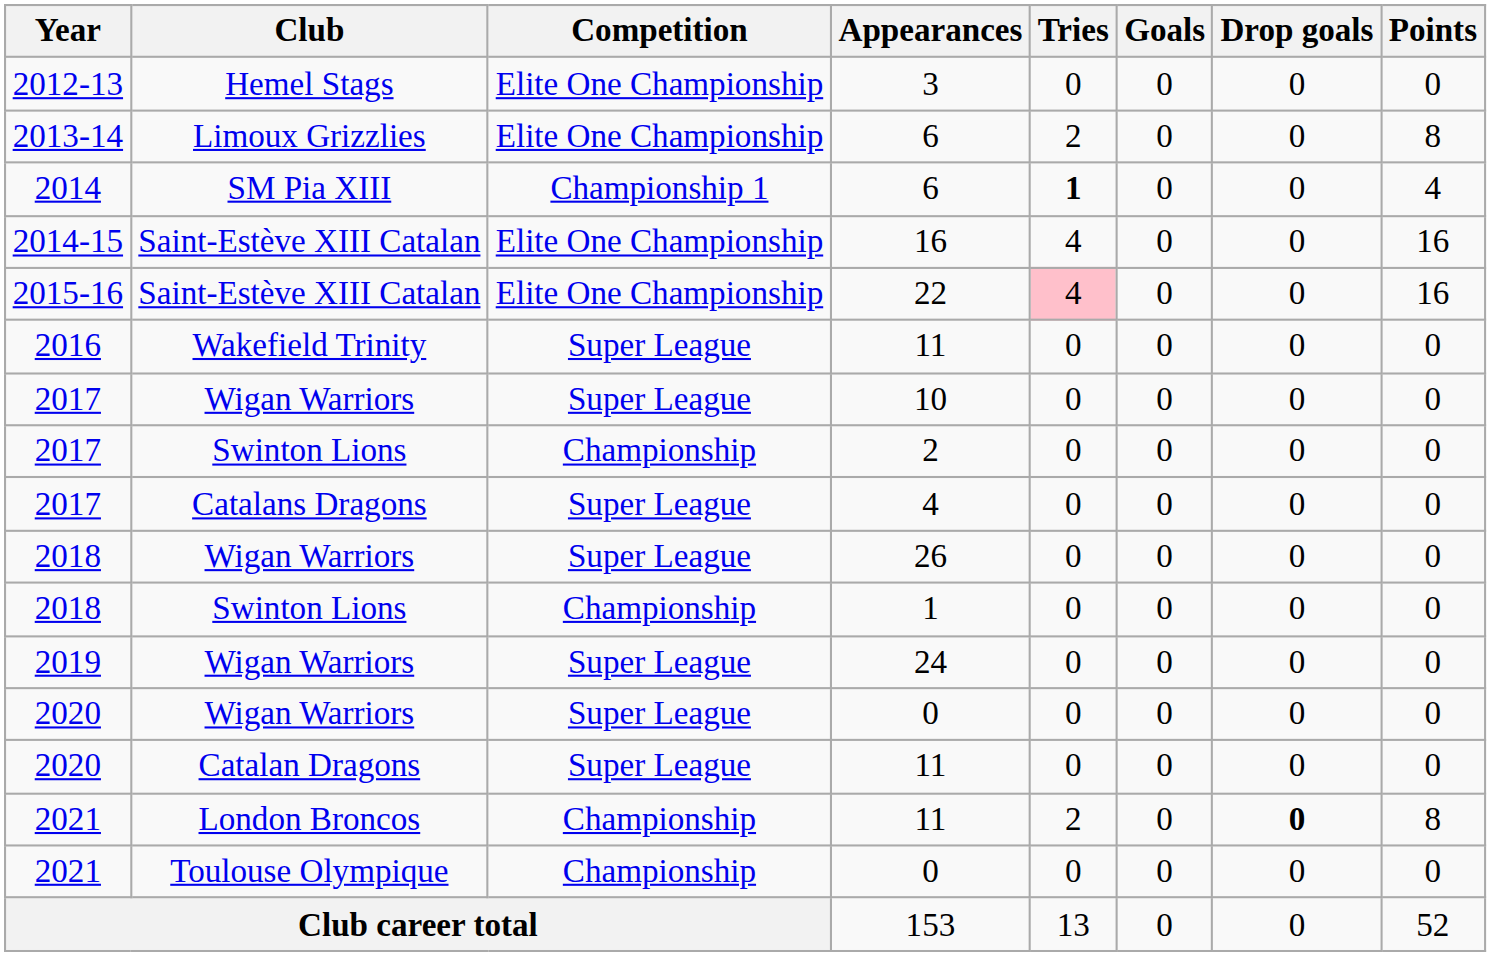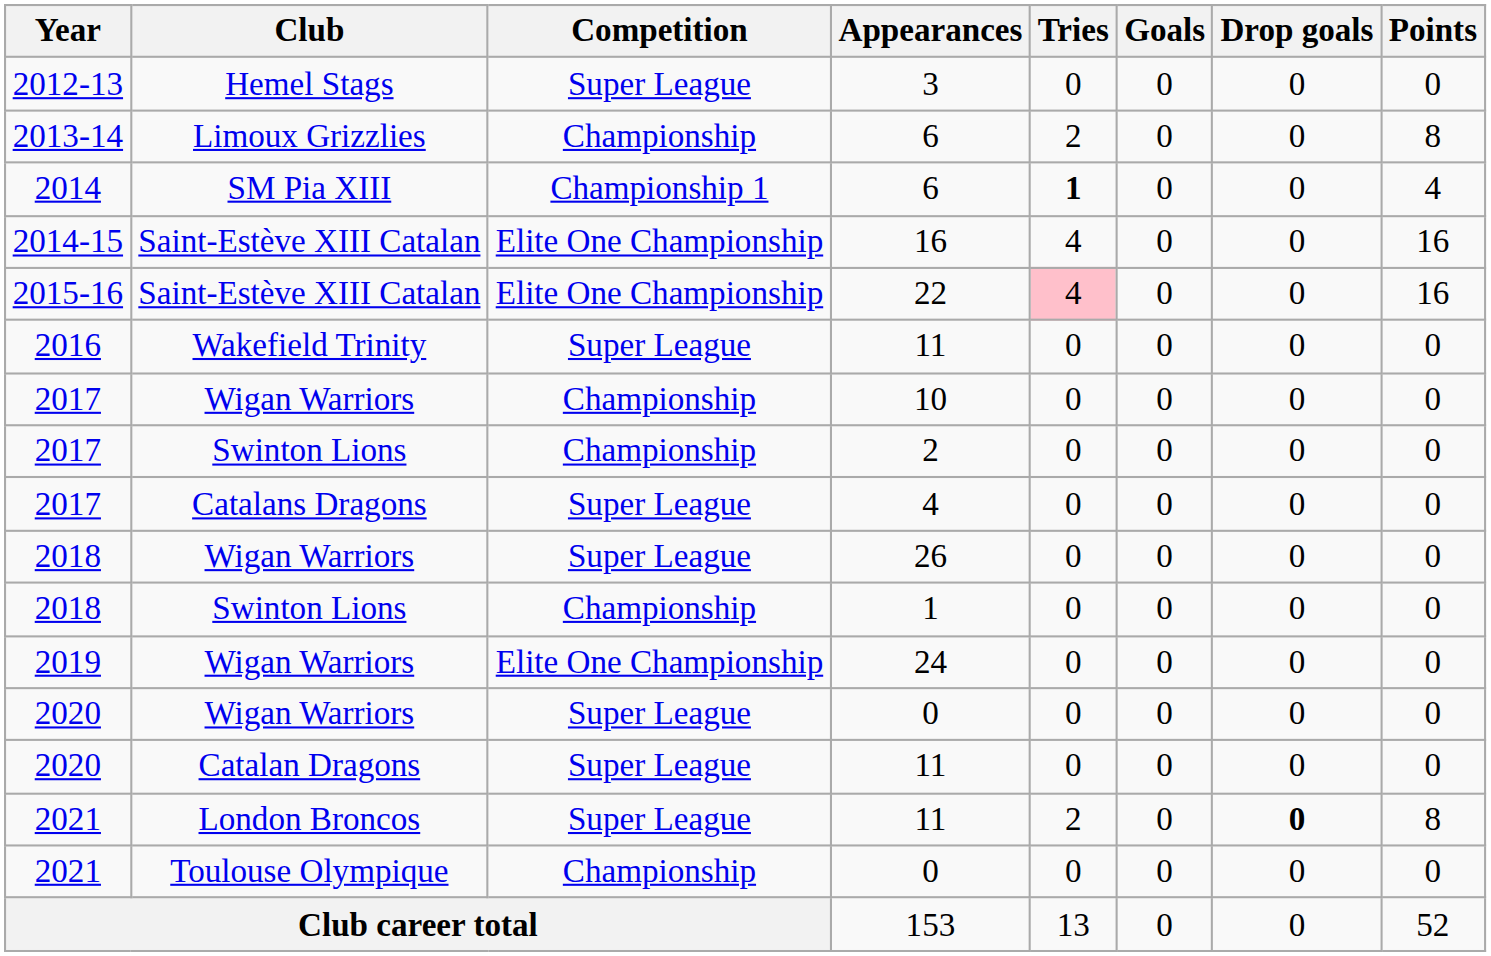(659, 83) Elite One Championship -> (659, 83) Super League
(659, 135) Elite One Championship -> (659, 135) Championship
(659, 398) Super League -> (659, 398) Championship
(659, 661) Super League -> (659, 661) Elite One Championship
(659, 818) Championship -> (659, 818) Super League
